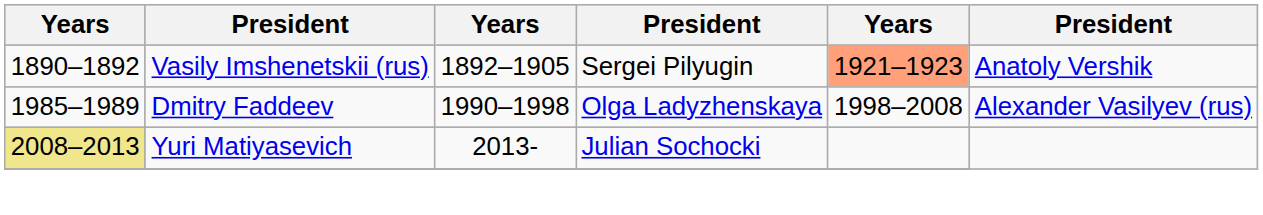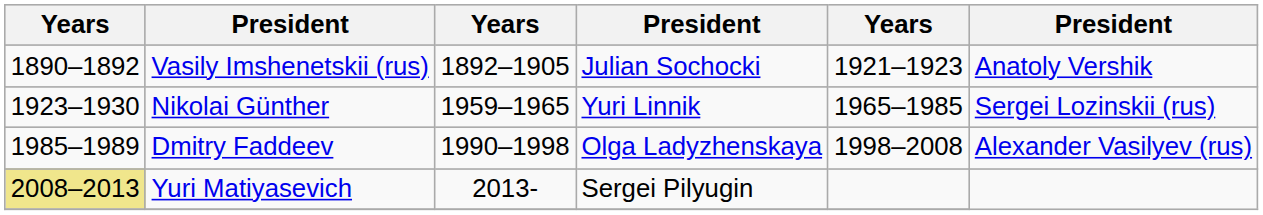(667, 65) Sergei Pilyugin -> (671, 65) Julian Sochocki
(898, 65) lightsalmon background -> (898, 65) no background
+ row: (240, 106)
(671, 147) Julian Sochocki -> (667, 188) Sergei Pilyugin
